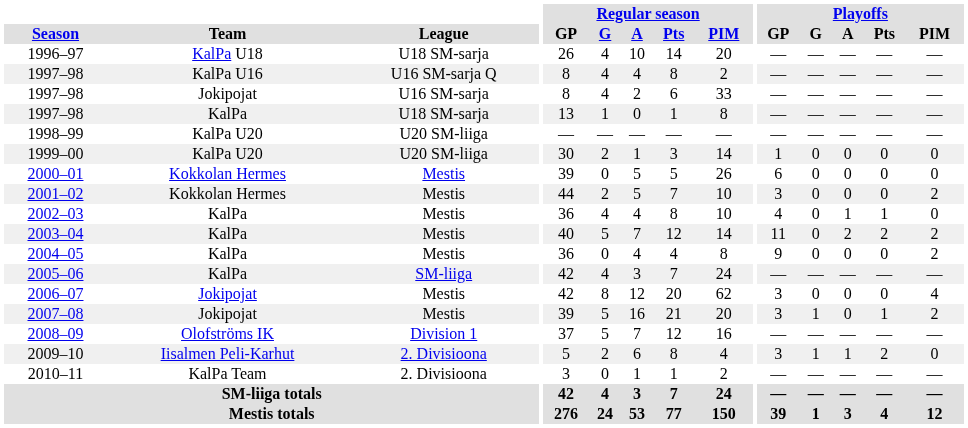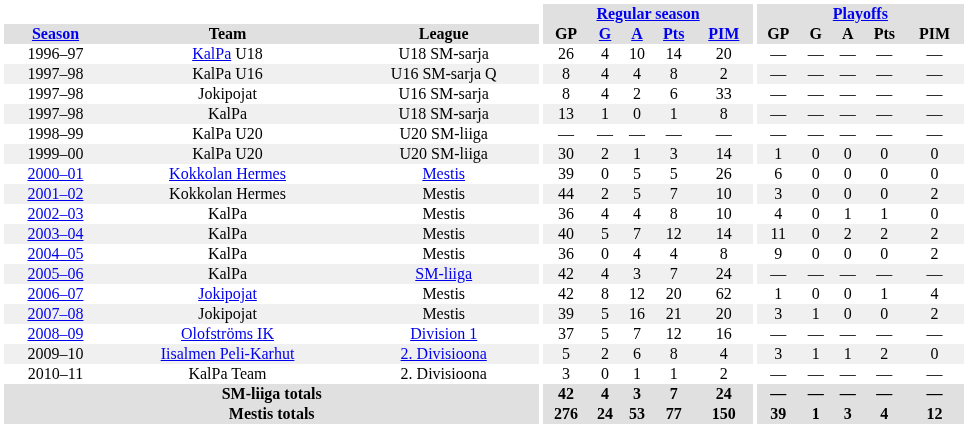(778, 294) 3 -> (778, 294) 1
(884, 294) 0 -> (884, 294) 1
(884, 314) 1 -> (884, 314) 0
